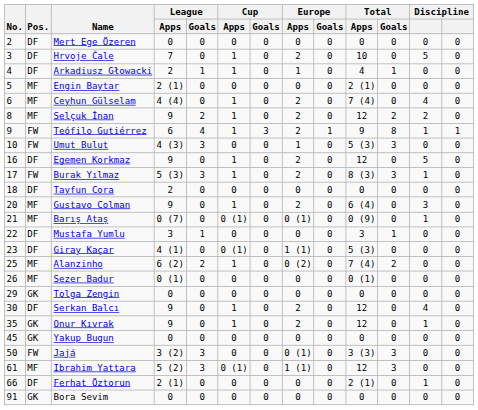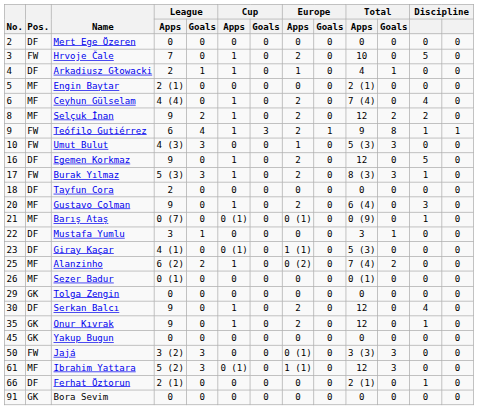(33, 56) DF -> (33, 56) FW
